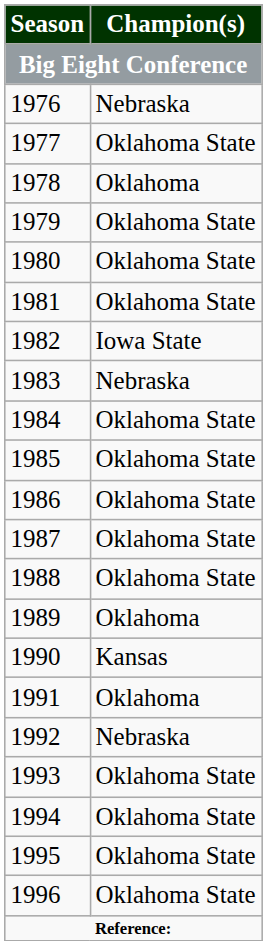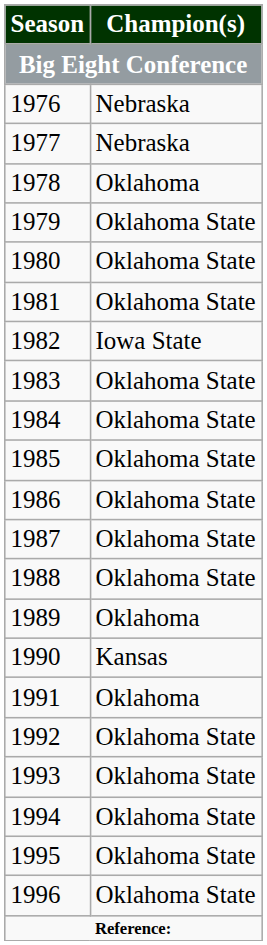(176, 143) Oklahoma State -> (143, 143) Nebraska
(143, 380) Nebraska -> (176, 380) Oklahoma State
(143, 736) Nebraska -> (176, 736) Oklahoma State
